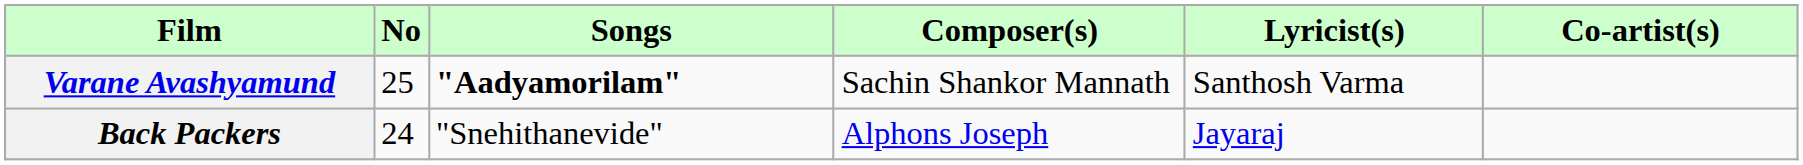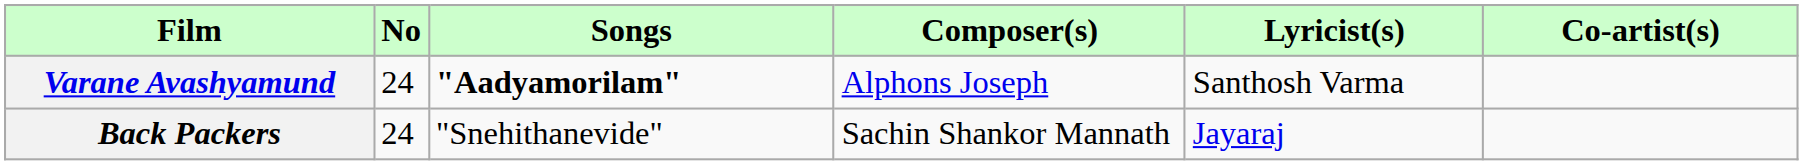(398, 81) 25 -> (398, 81) 24
(1006, 81) Sachin Shankor Mannath -> (945, 81) Alphons Joseph
(945, 133) Alphons Joseph -> (1006, 133) Sachin Shankor Mannath
